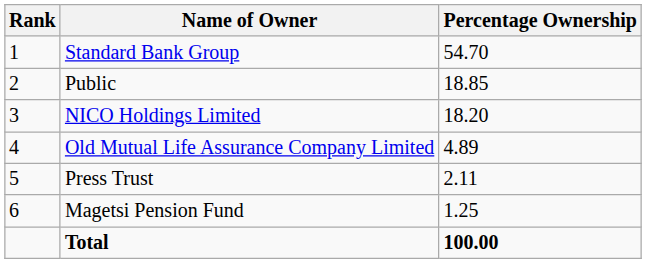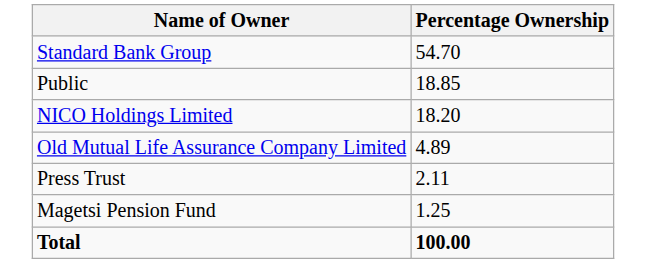- column: (32, 20)
